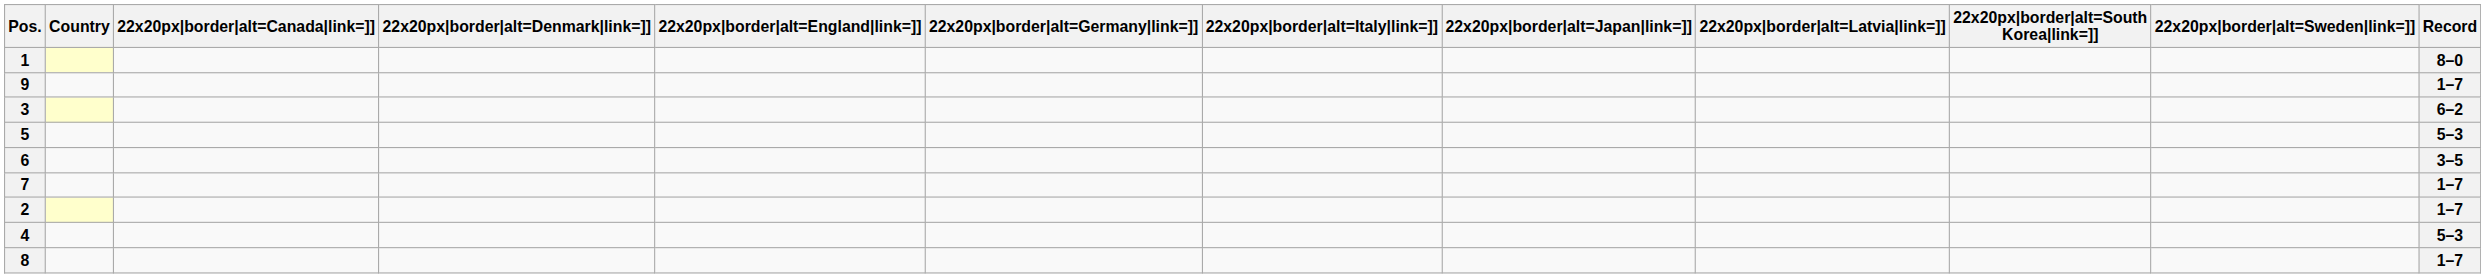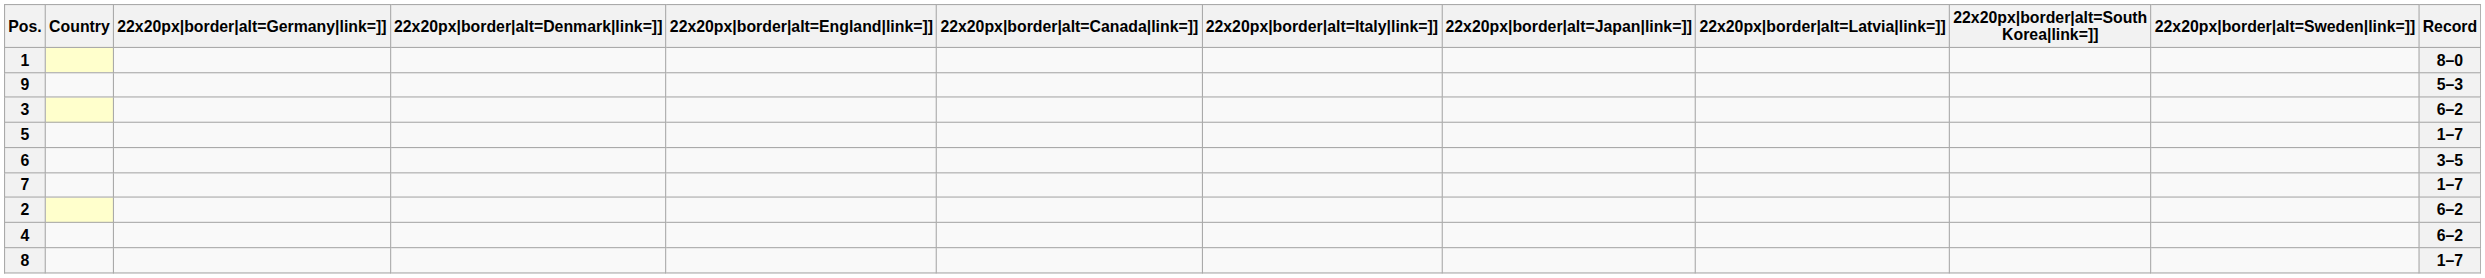columns swapped: (246, 26) <-> (1064, 26)
(2450, 85) 1–7 -> (2450, 85) 5–3
(2450, 135) 5–3 -> (2450, 135) 1–7
(2450, 210) 1–7 -> (2450, 210) 6–2
(2450, 235) 5–3 -> (2450, 235) 6–2
